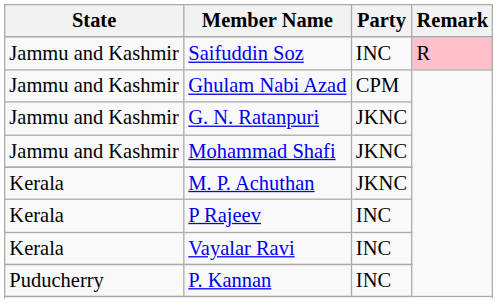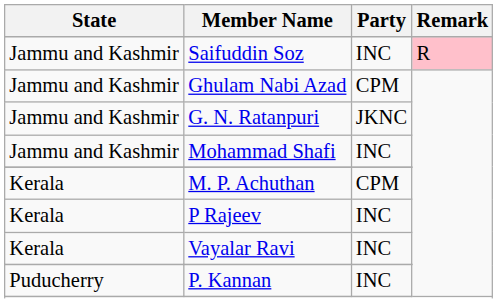(381, 150) JKNC -> (373, 150) INC
(381, 183) JKNC -> (377, 183) CPM
